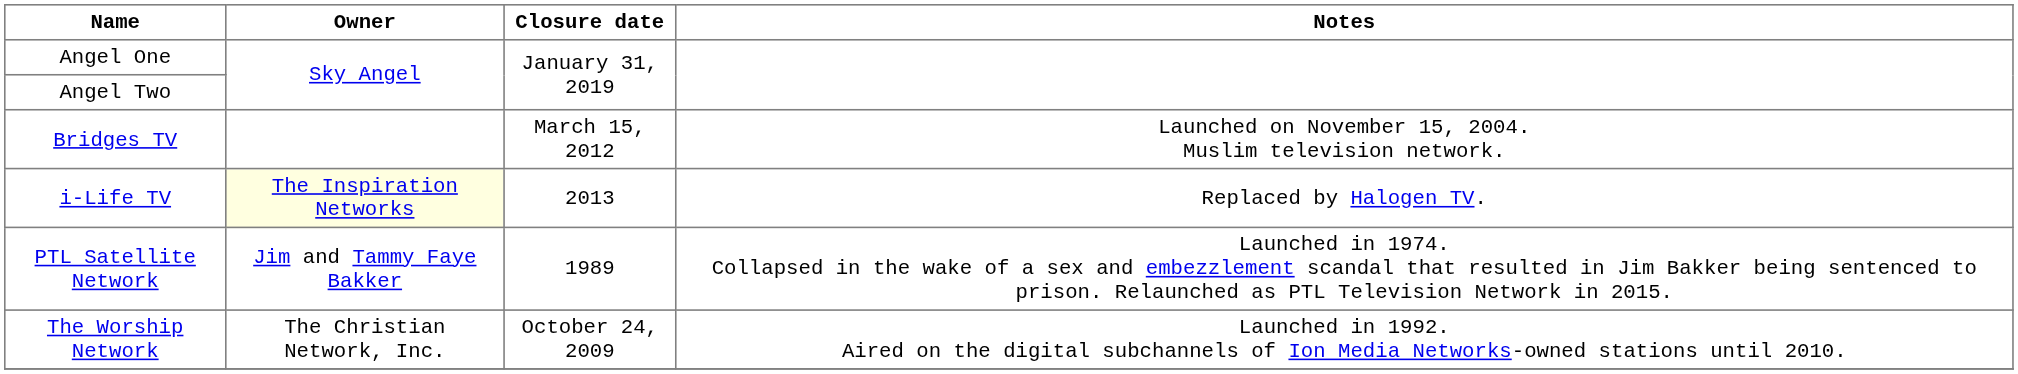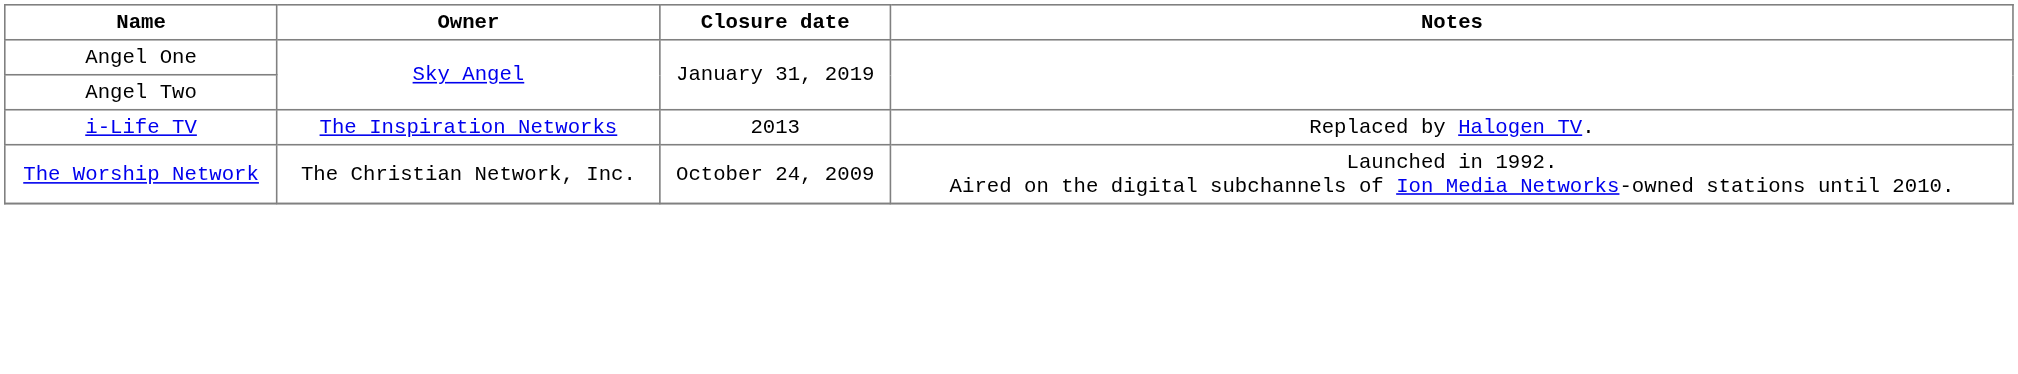- row: (115, 139)
(365, 198) lightyellow background -> (468, 127) no background
- row: (115, 269)
